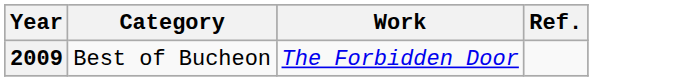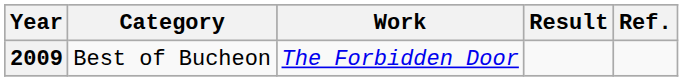+ column: (569, 23)
